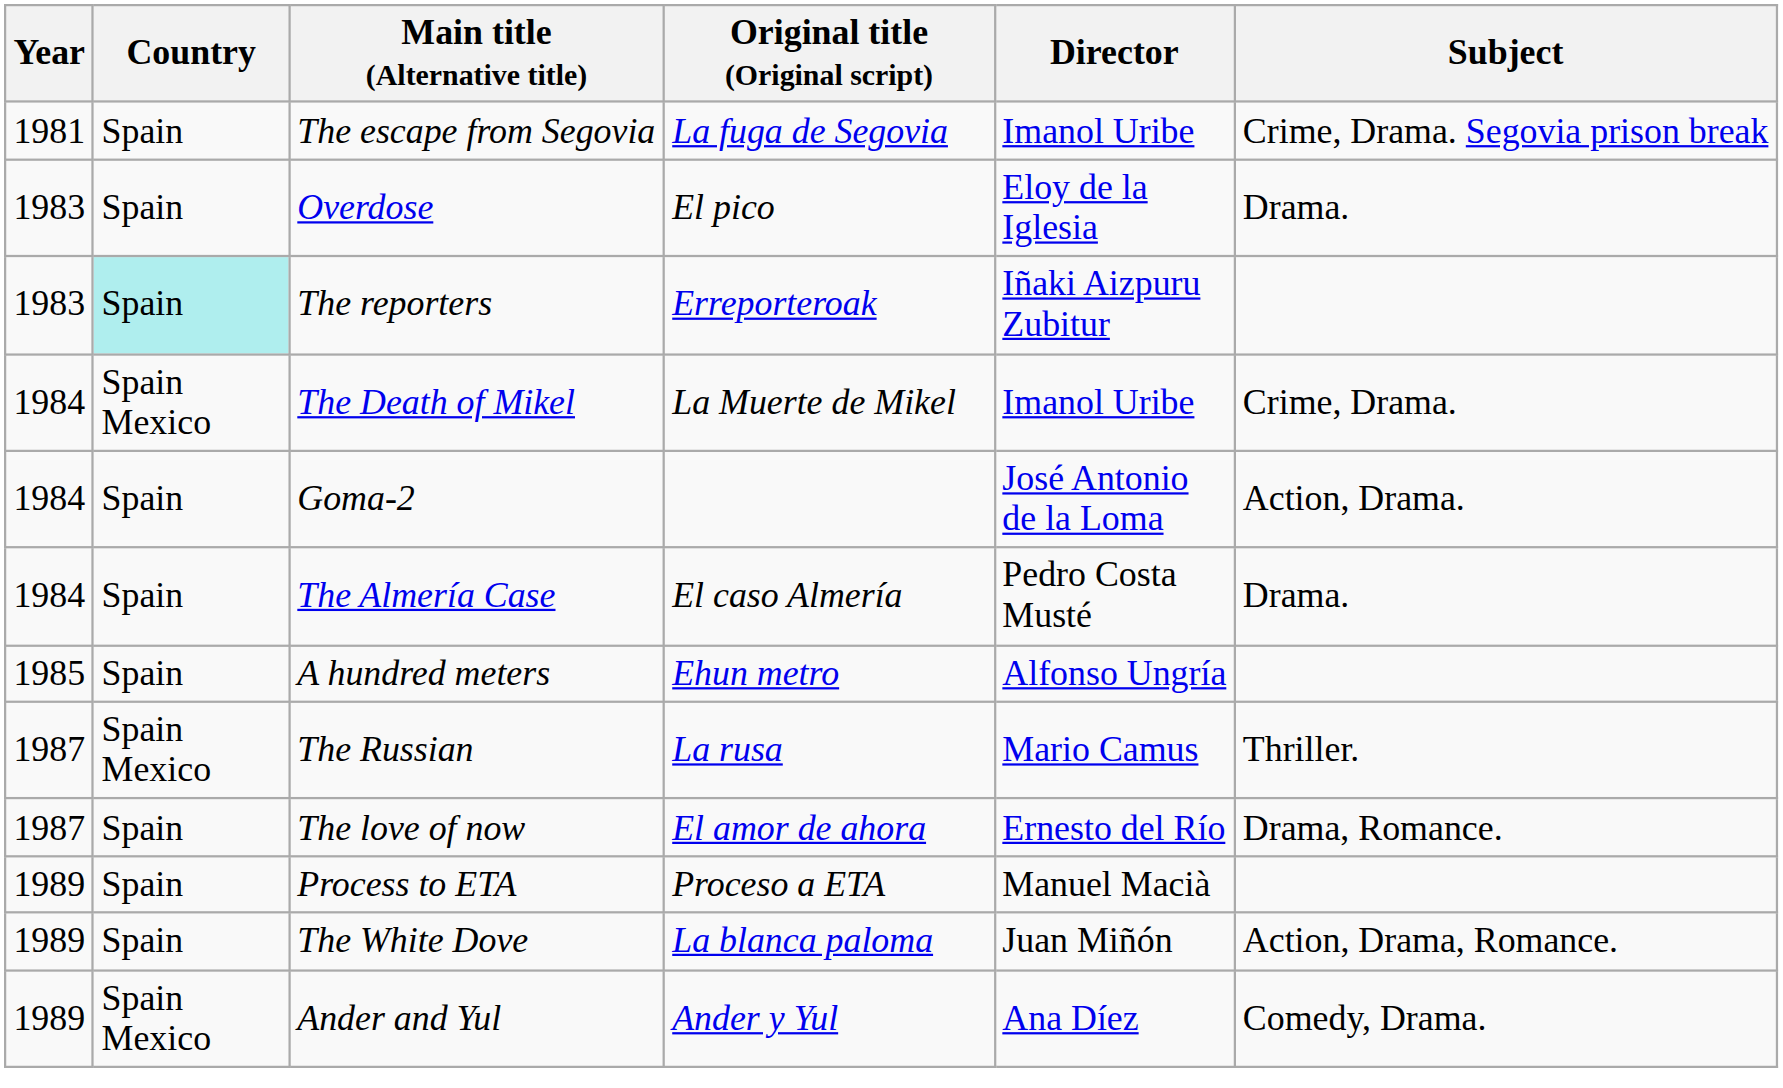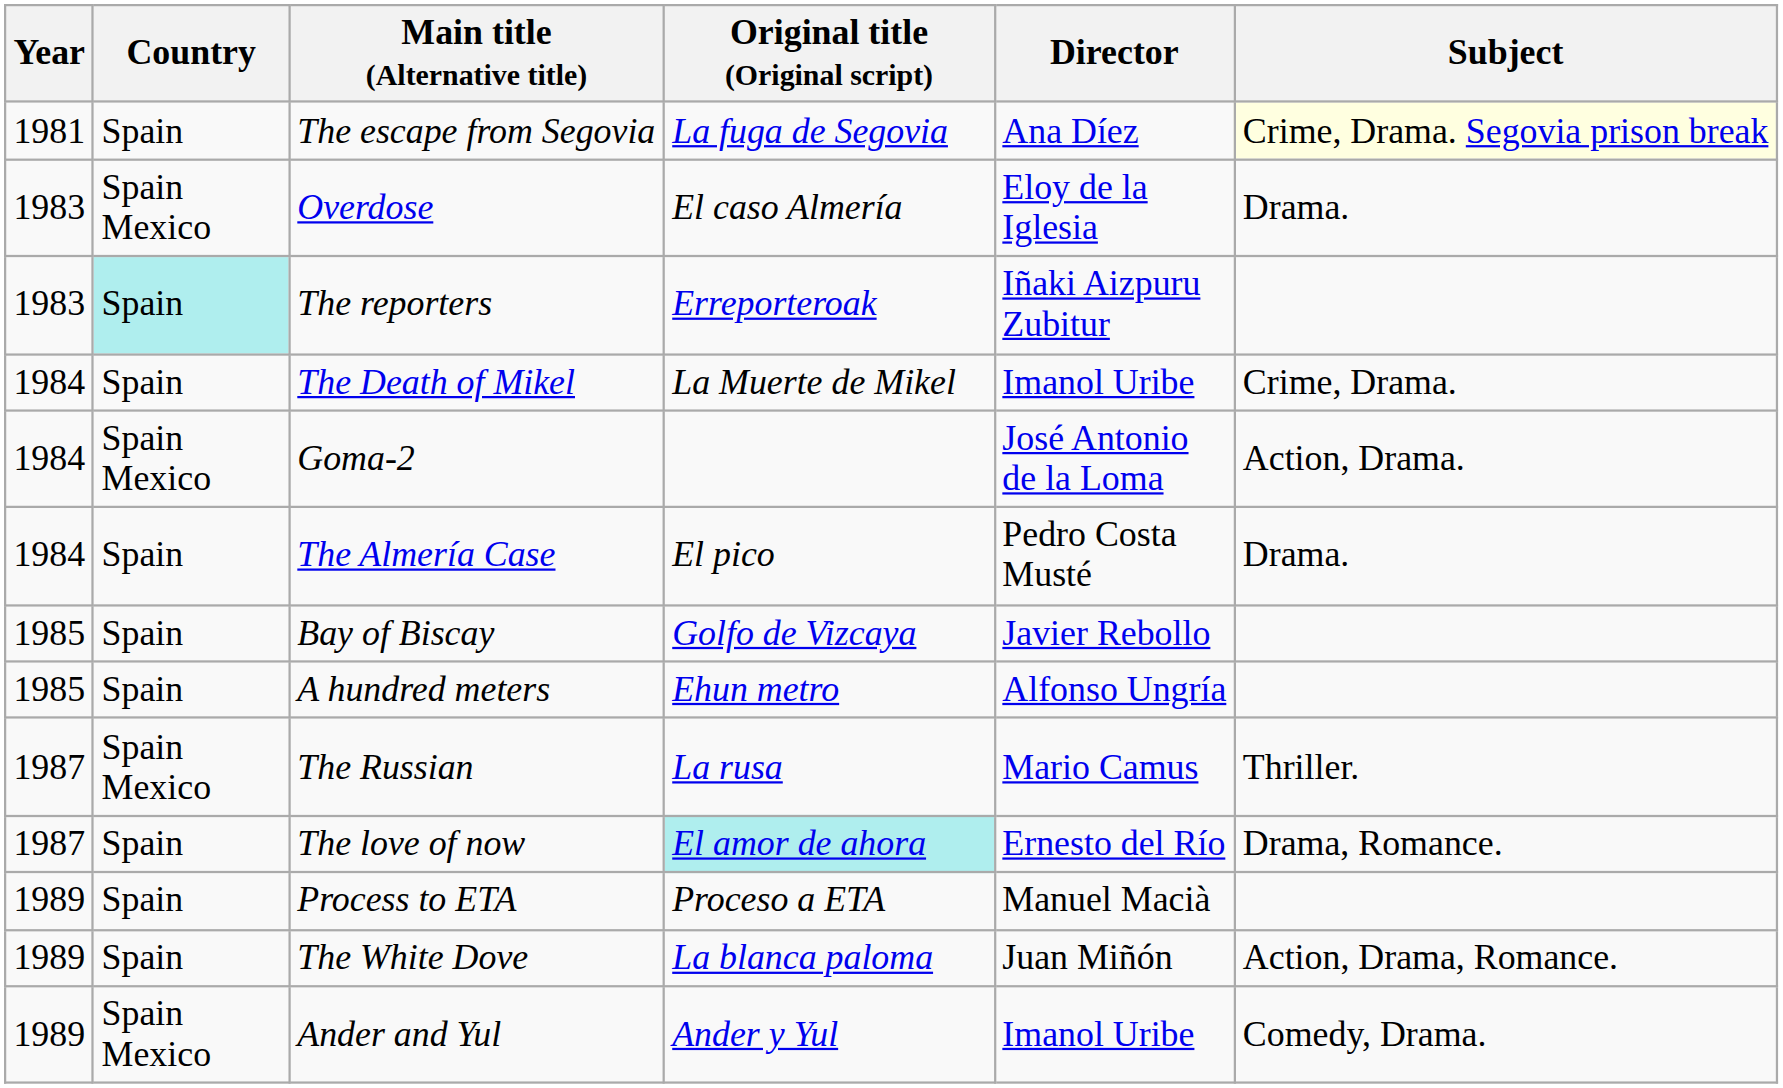(1098, 130) Imanol Uribe -> (1071, 130) Ana Díez
(1506, 130) no background -> (1506, 130) lightyellow background
(142, 207) Spain -> (156, 207) Spain Mexico
(723, 207) El pico -> (787, 207) El caso Almería
(156, 401) Spain Mexico -> (142, 381) Spain
(142, 498) Spain -> (156, 458) Spain Mexico
(787, 595) El caso Almería -> (723, 555) El pico
+ row: (396, 632)
(799, 826) no background -> (799, 843) paleturquoise background
(1071, 1017) Ana Díez -> (1098, 1033) Imanol Uribe
